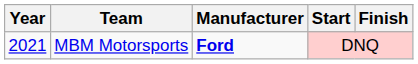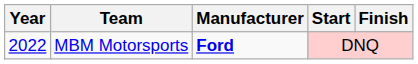(27, 45) 2021 -> (27, 45) 2022
